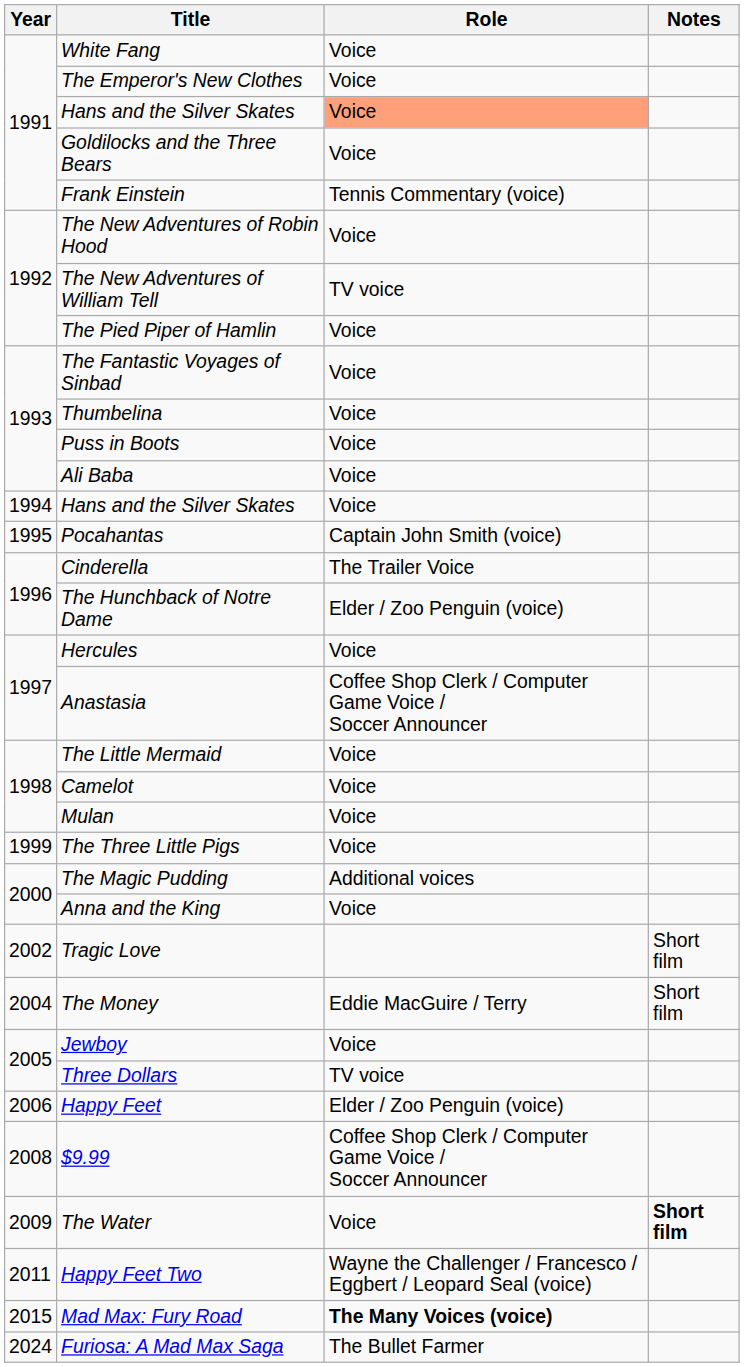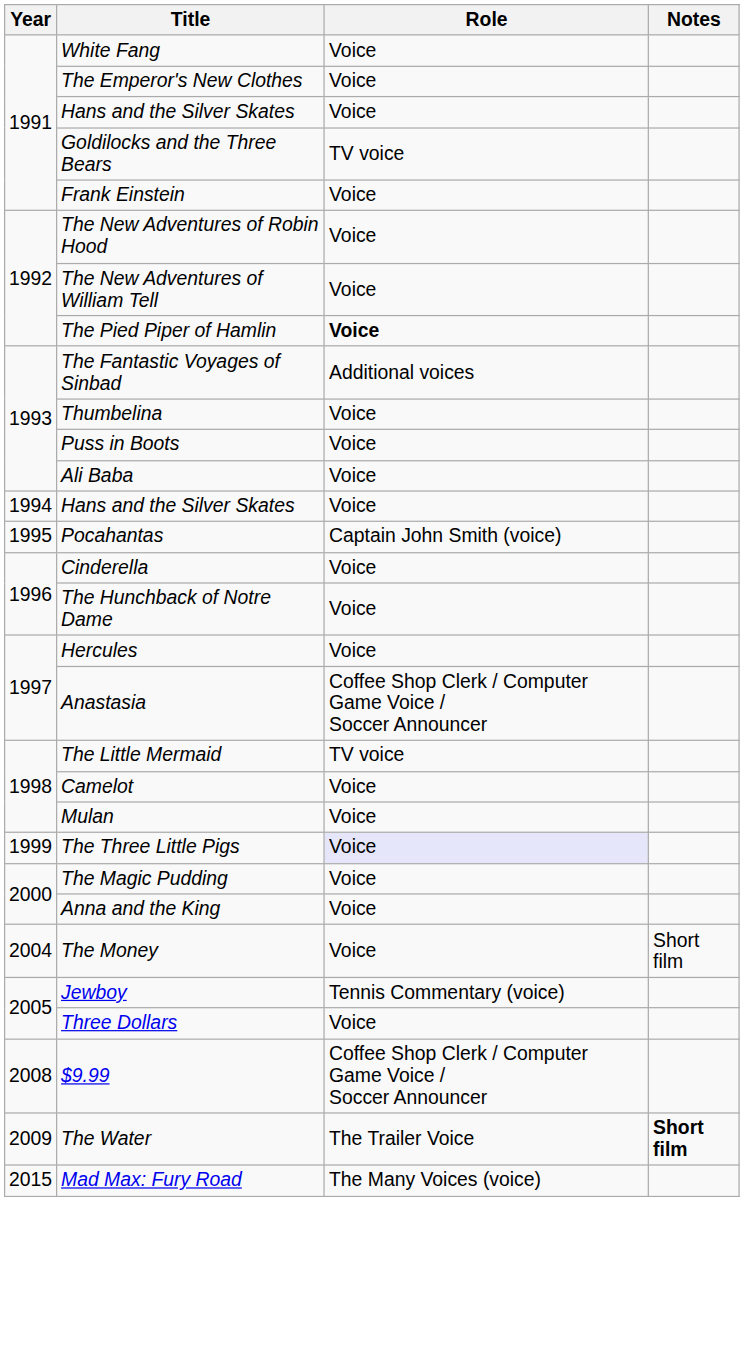(353, 111) lightsalmon background -> (353, 111) no background
(353, 153) Voice -> (367, 153) TV voice
(447, 195) Tennis Commentary (voice) -> (353, 195) Voice
(367, 289) TV voice -> (353, 289) Voice
(353, 330) normal -> (354, 330) bold
(353, 372) Voice -> (402, 372) Additional voices
(402, 567) The Trailer Voice -> (353, 567) Voice
(446, 609) Elder / Zoo Penguin (voice) -> (353, 609) Voice
(353, 755) Voice -> (367, 755) TV voice
(353, 847) no background -> (353, 847) lavender background
(402, 878) Additional voices -> (353, 878) Voice
- row: (31, 950)
(428, 1003) Eddie MacGuire / Terry -> (353, 950) Voice
(353, 1044) Voice -> (447, 992) Tennis Commentary (voice)
(367, 1075) TV voice -> (353, 1023) Voice
- row: (31, 1106)
(353, 1222) Voice -> (402, 1138) The Trailer Voice
- row: (30, 1274)
(441, 1316) bold -> (435, 1180) normal
- row: (31, 1346)
